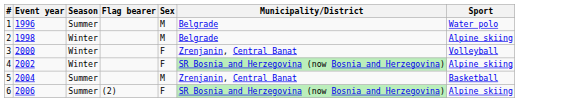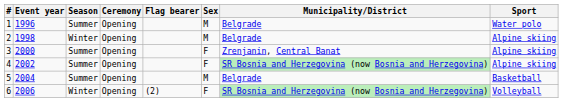+ column: (122, 11)
(83, 51) Winter -> (83, 51) Summer
(473, 51) Volleyball -> (524, 51) Alpine skiing
(83, 64) Winter -> (83, 64) Summer
(238, 78) Zrenjanin, Central Banat -> (242, 78) Belgrade
(83, 91) Summer -> (83, 91) Winter
(481, 91) Alpine skiing -> (517, 91) Volleyball
